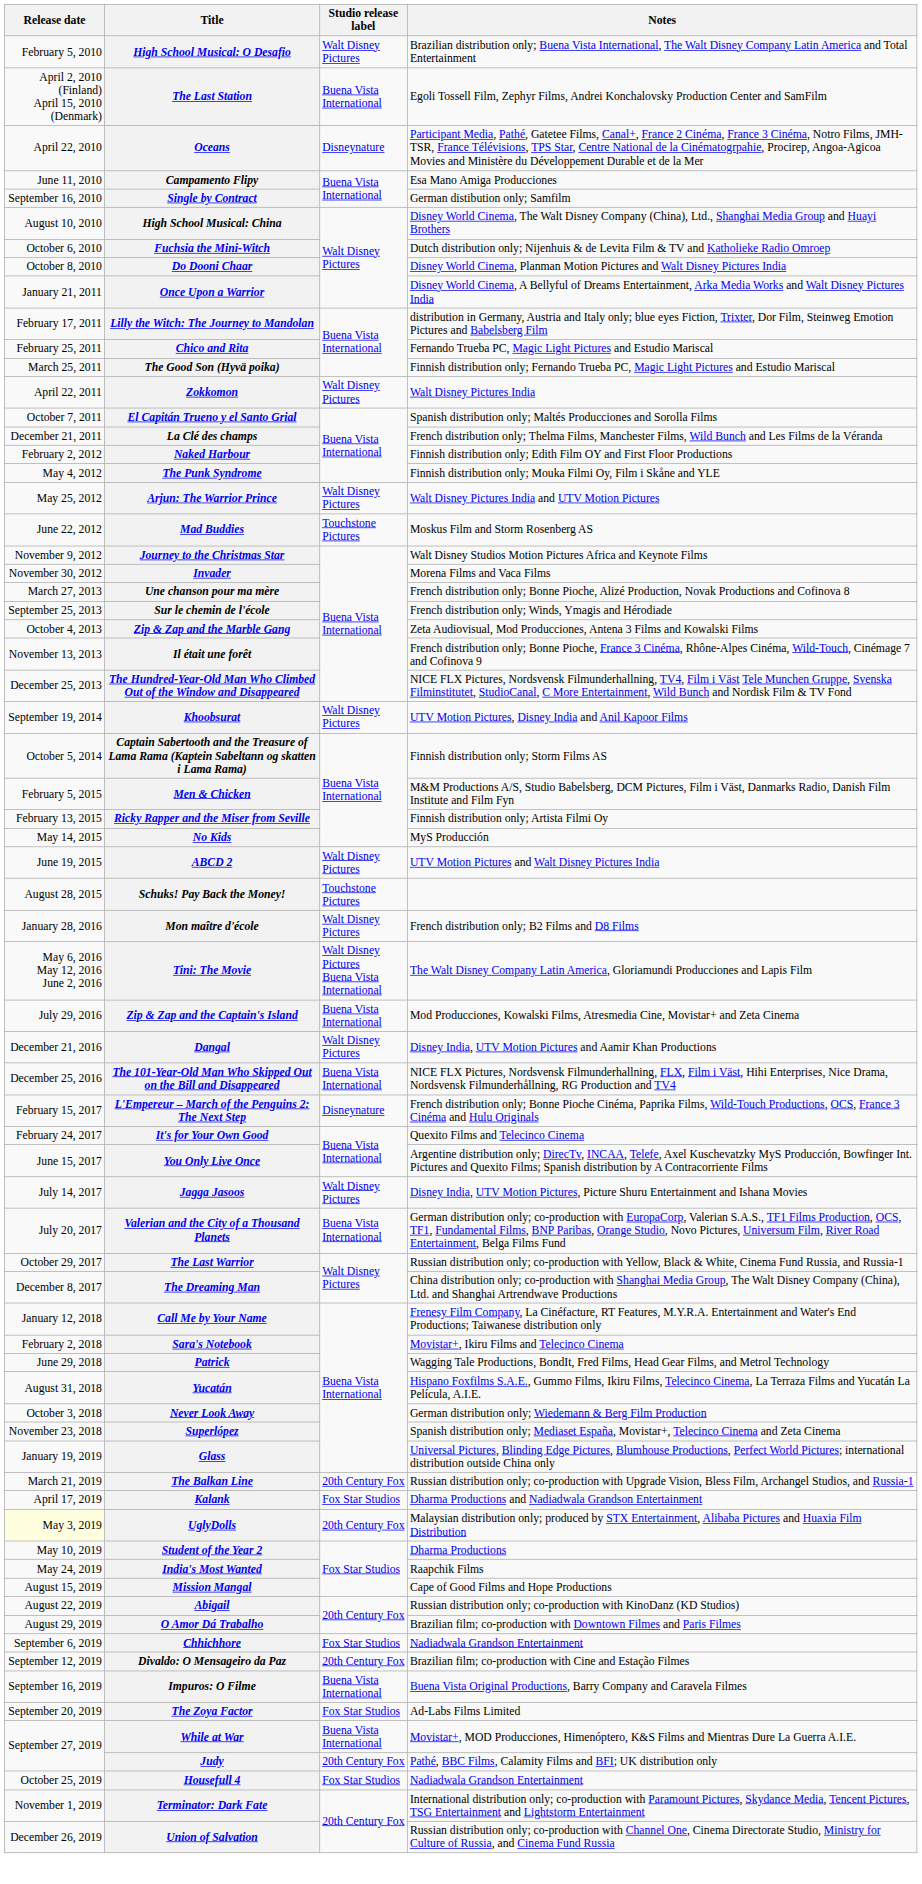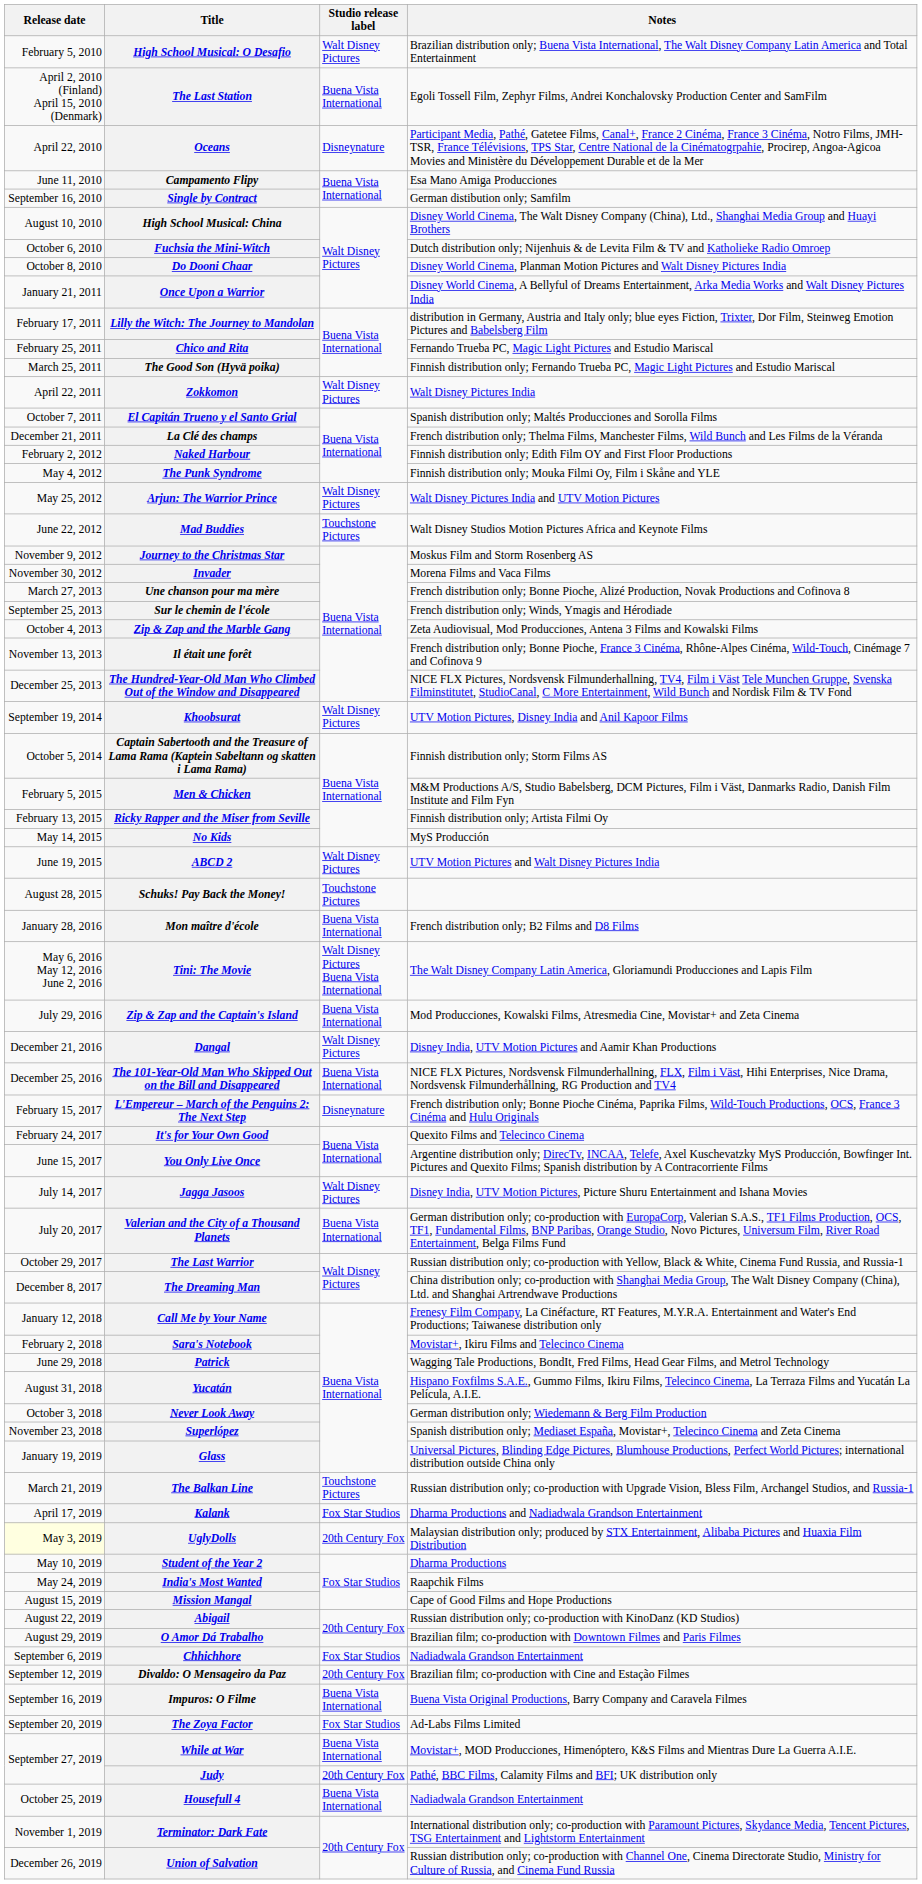(501, 529) Moskus Film and Storm Rosenberg AS -> (559, 529) Walt Disney Studios Motion Pictures Africa and Keynote Films
(559, 555) Walt Disney Studios Motion Pictures Africa and Keynote Films -> (501, 555) Moskus Film and Storm Rosenberg AS
(351, 926) Walt Disney Pictures -> (352, 926) Buena Vista International
(363, 1481) 20th Century Fox -> (349, 1488) Touchstone Pictures
(361, 1780) Fox Star Studios -> (352, 1800) Buena Vista International
